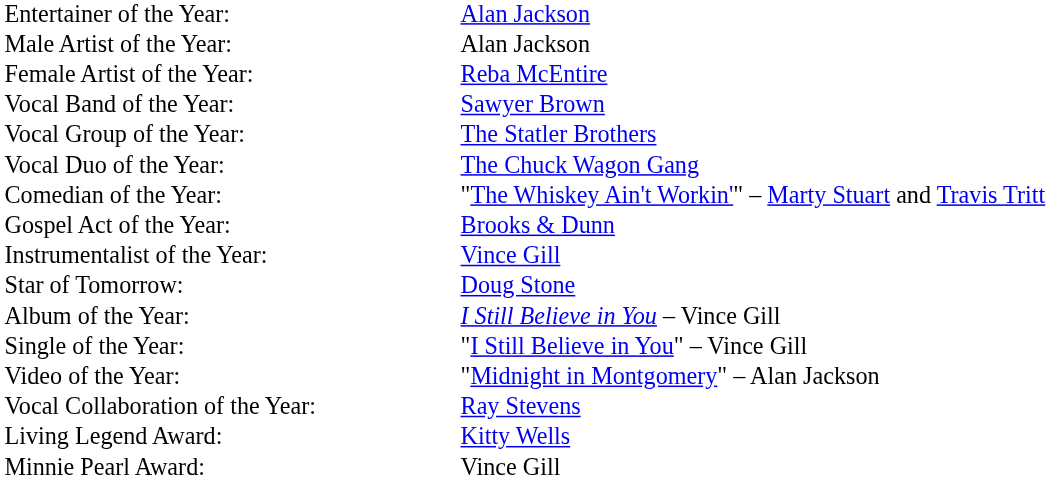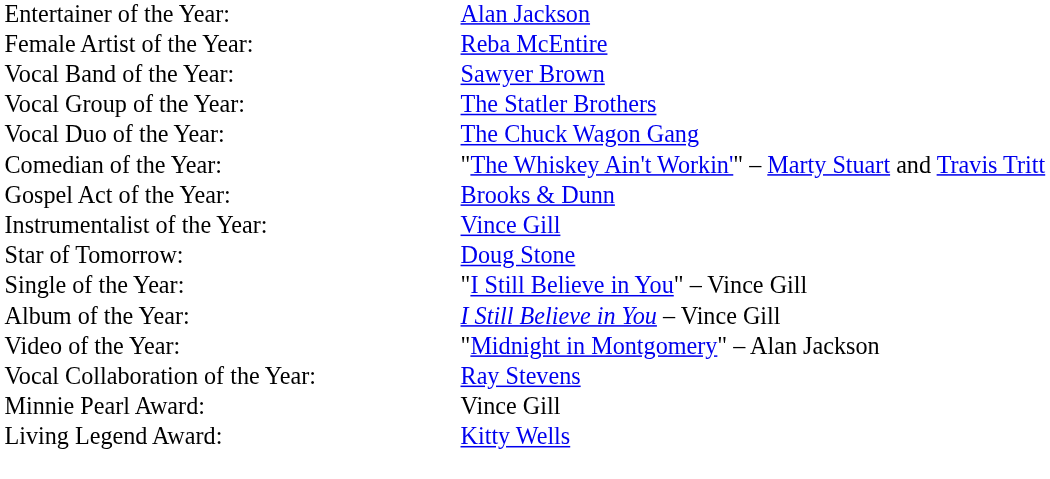- row: (118, 44)
rows swapped: (97, 315) <-> (94, 346)
rows swapped: (113, 436) <-> (105, 466)
